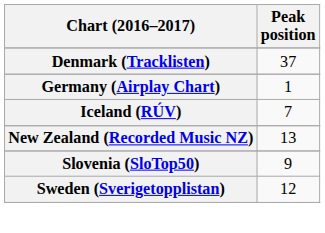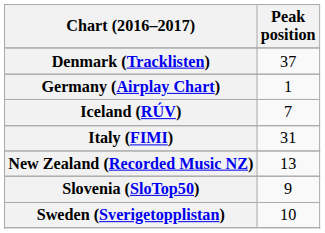+ row: (131, 138)
(288, 189) 12 -> (288, 214) 10
